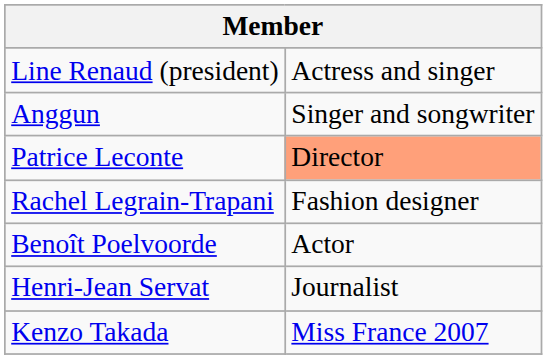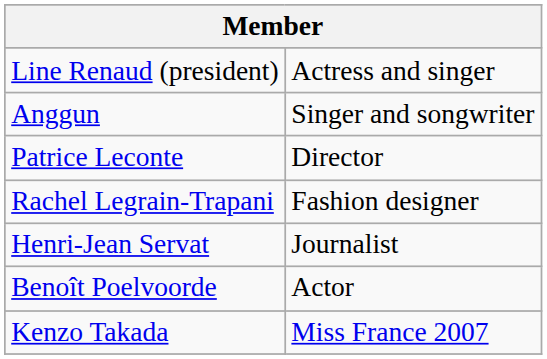(337, 157) lightsalmon background -> (337, 157) no background
rows swapped: (114, 244) <-> (110, 288)
